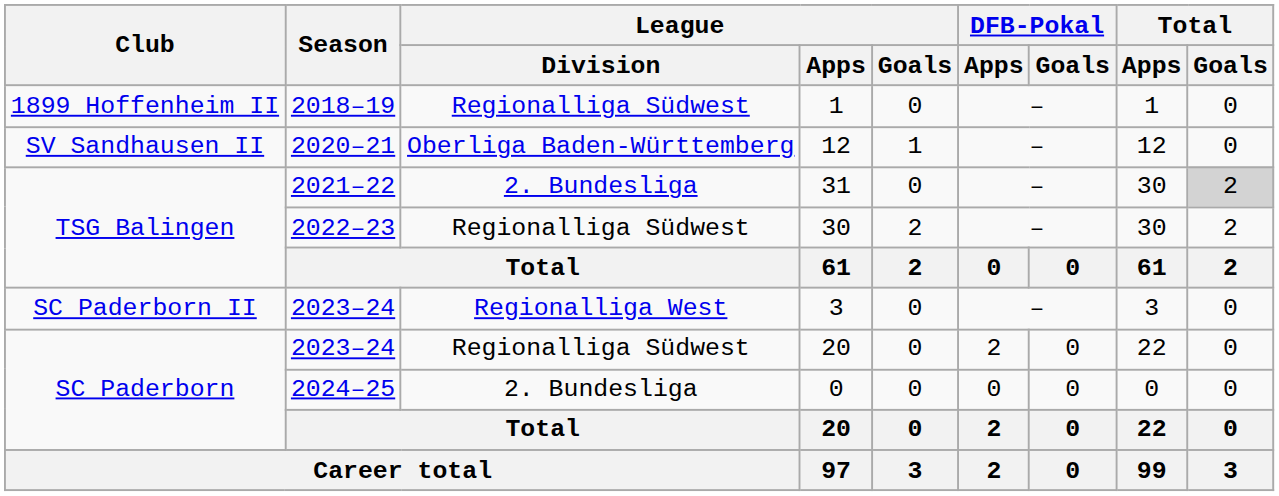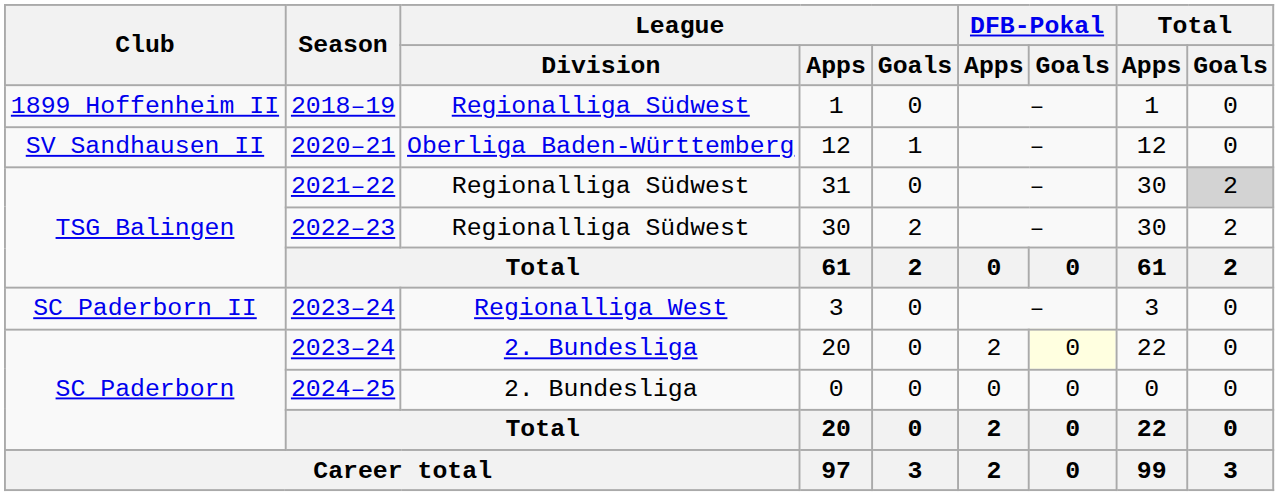(601, 187) 2. Bundesliga -> (601, 187) Regionalliga Südwest
(601, 349) Regionalliga Südwest -> (601, 349) 2. Bundesliga
(1073, 349) no background -> (1073, 349) lightyellow background
